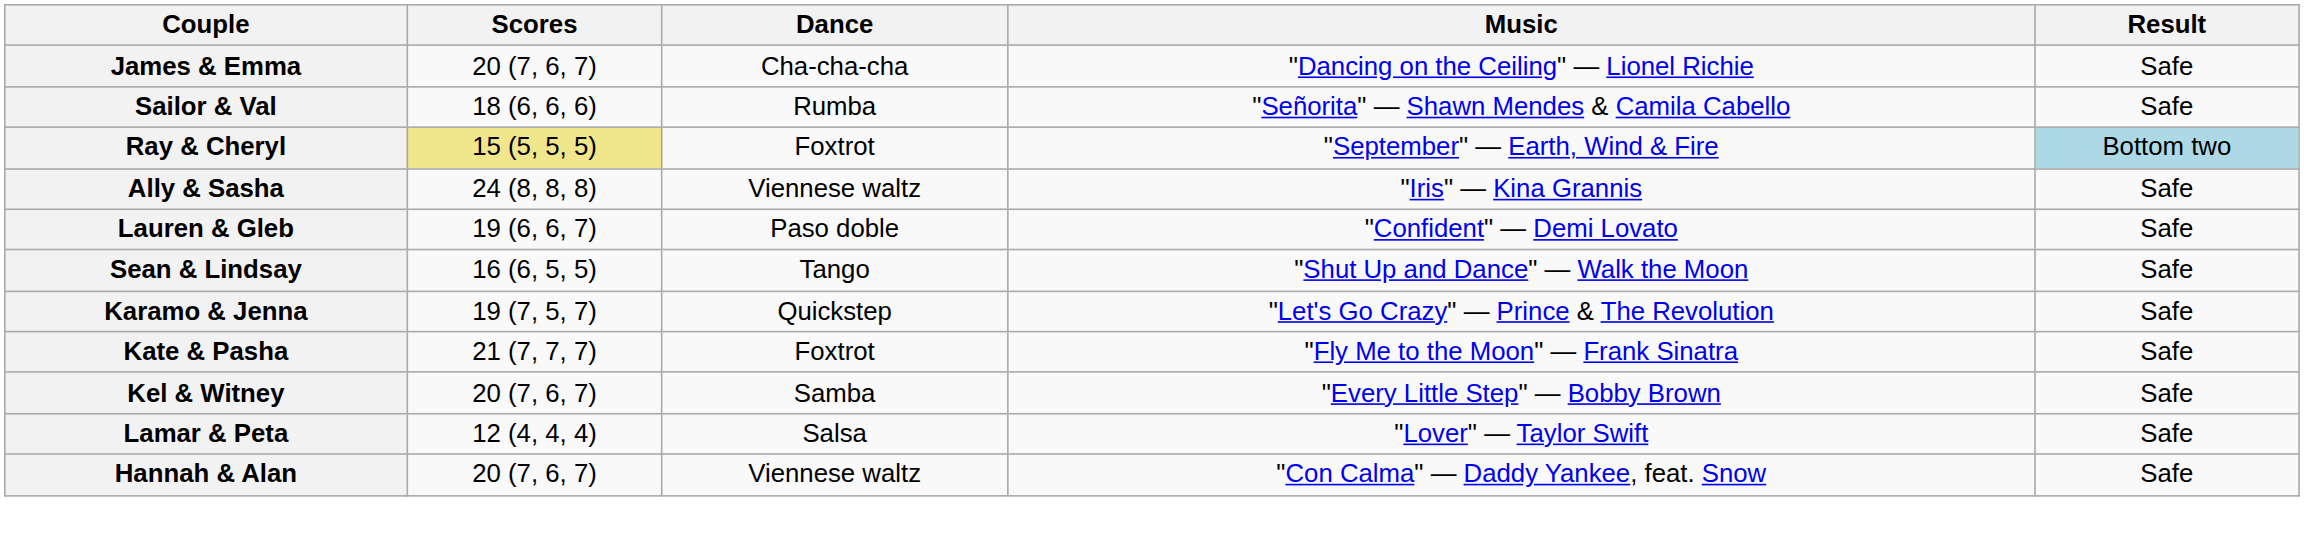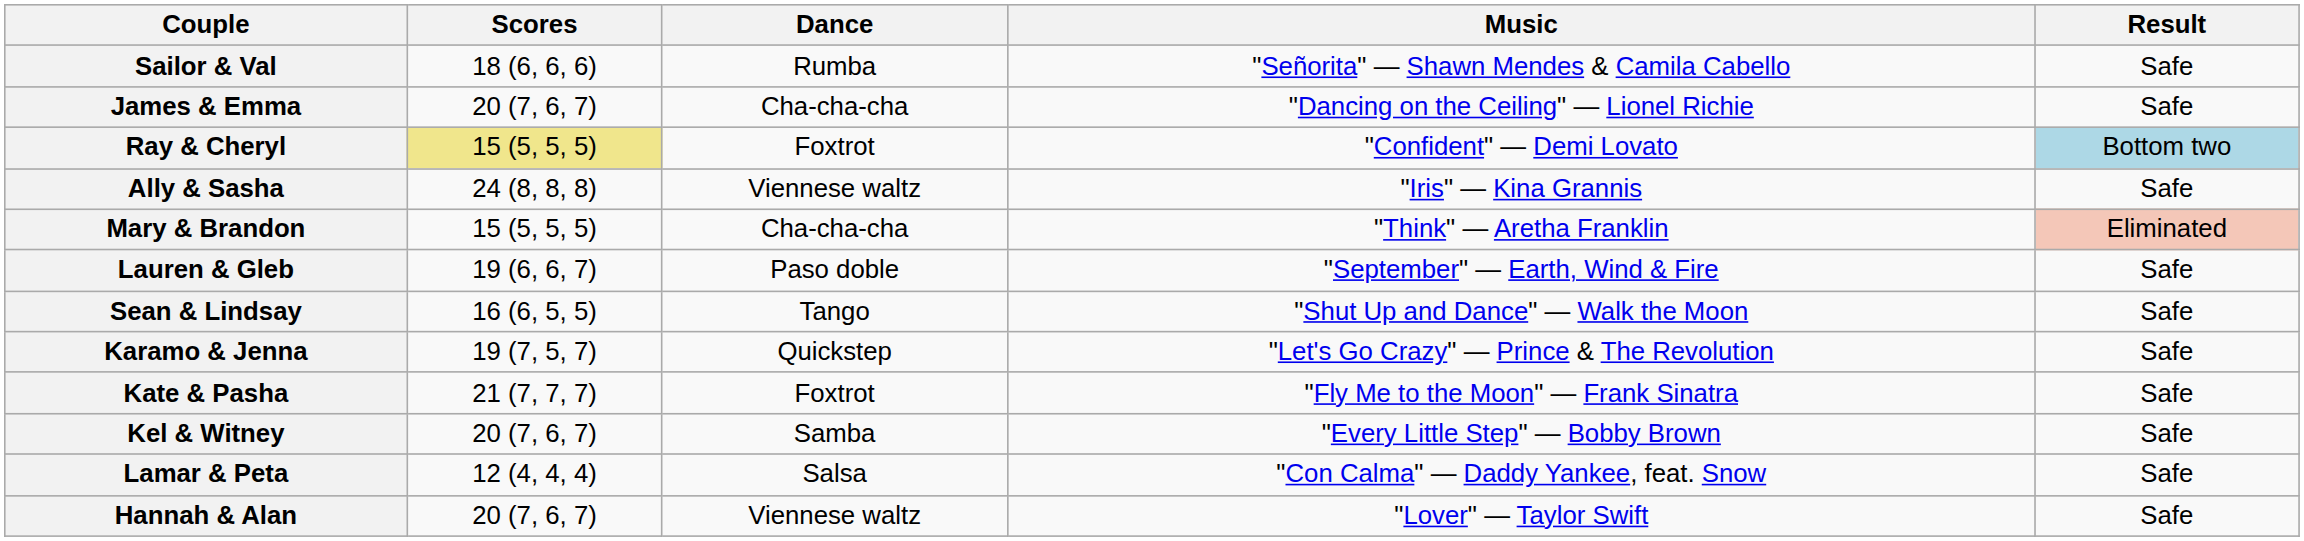rows swapped: (206, 65) <-> (206, 106)
(1521, 147) "September" — Earth, Wind & Fire -> (1521, 147) "Confident" — Demi Lovato
+ row: (206, 229)
(1521, 229) "Confident" — Demi Lovato -> (1521, 270) "September" — Earth, Wind & Fire
(1521, 433) "Lover" — Taylor Swift -> (1521, 474) "Con Calma" — Daddy Yankee, feat. Snow
(1521, 474) "Con Calma" — Daddy Yankee, feat. Snow -> (1521, 515) "Lover" — Taylor Swift
